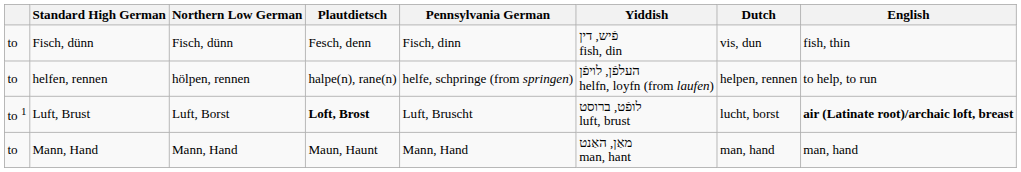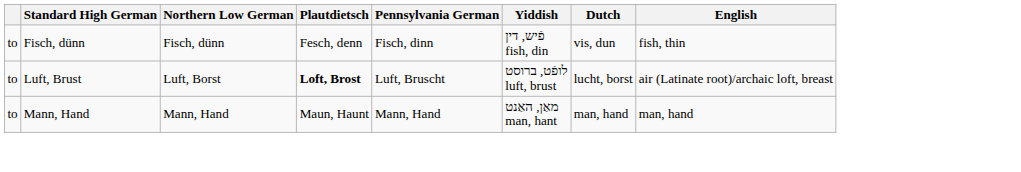- row: (70, 78)
(17, 114) to 1 -> (13, 78) to
(908, 114) bold -> (736, 78) normal
